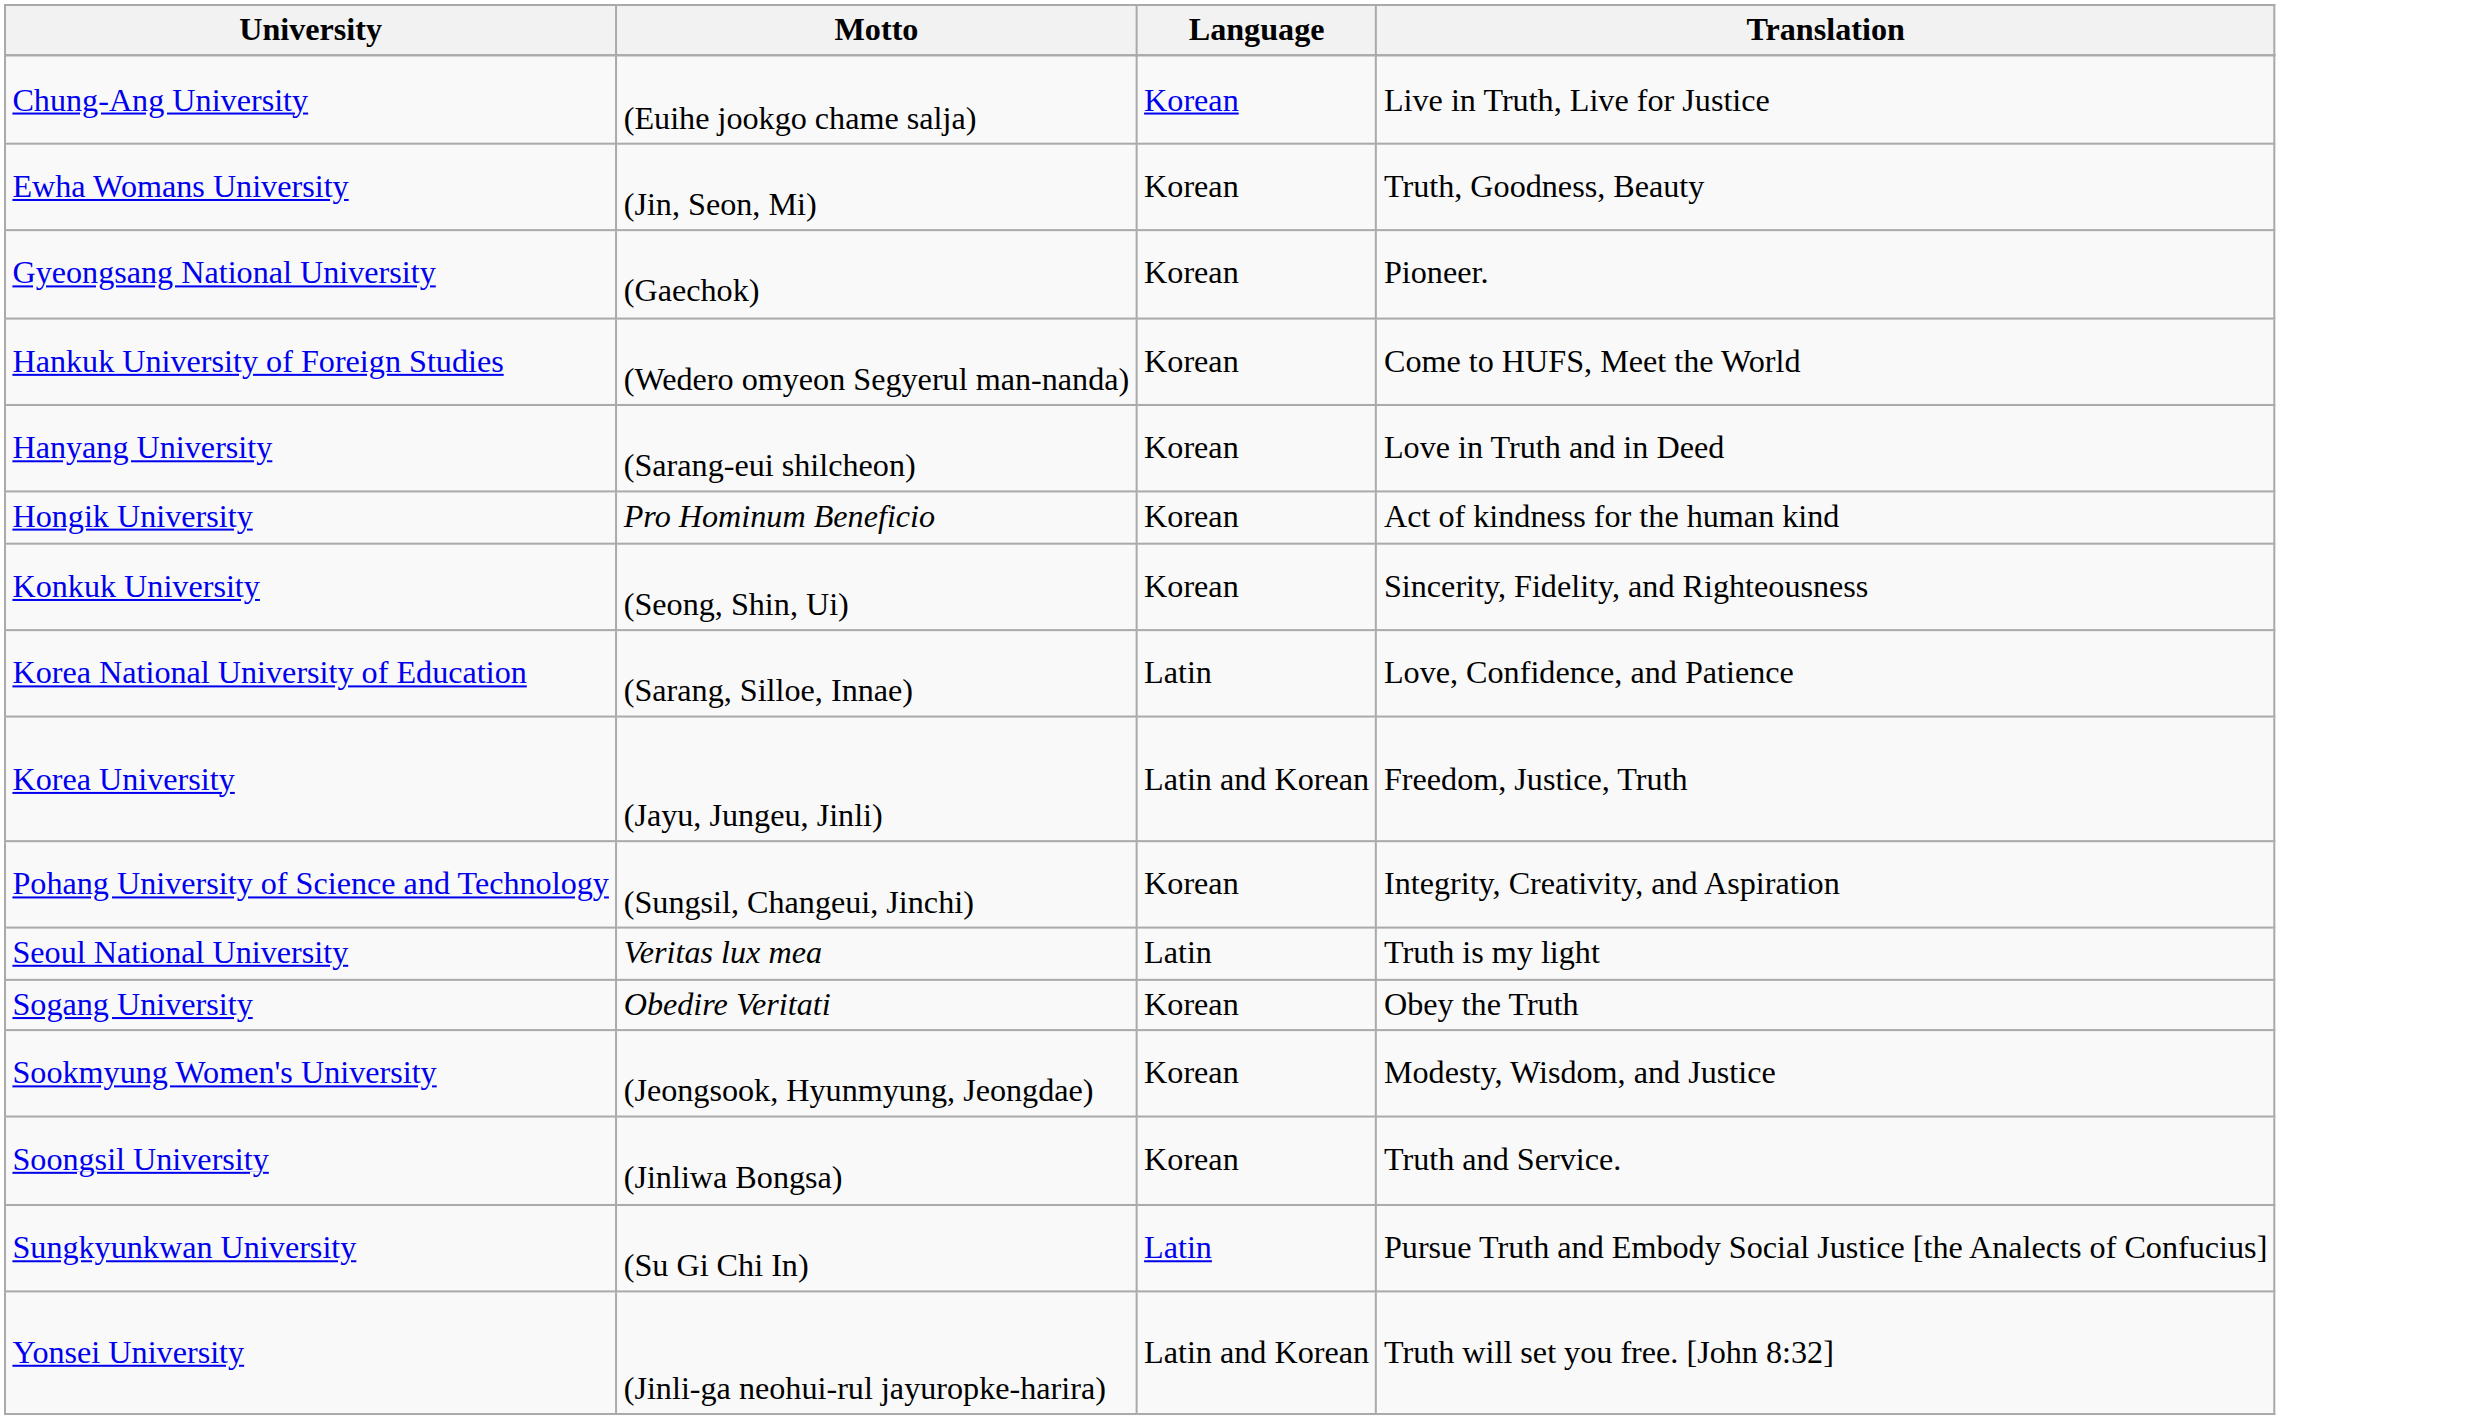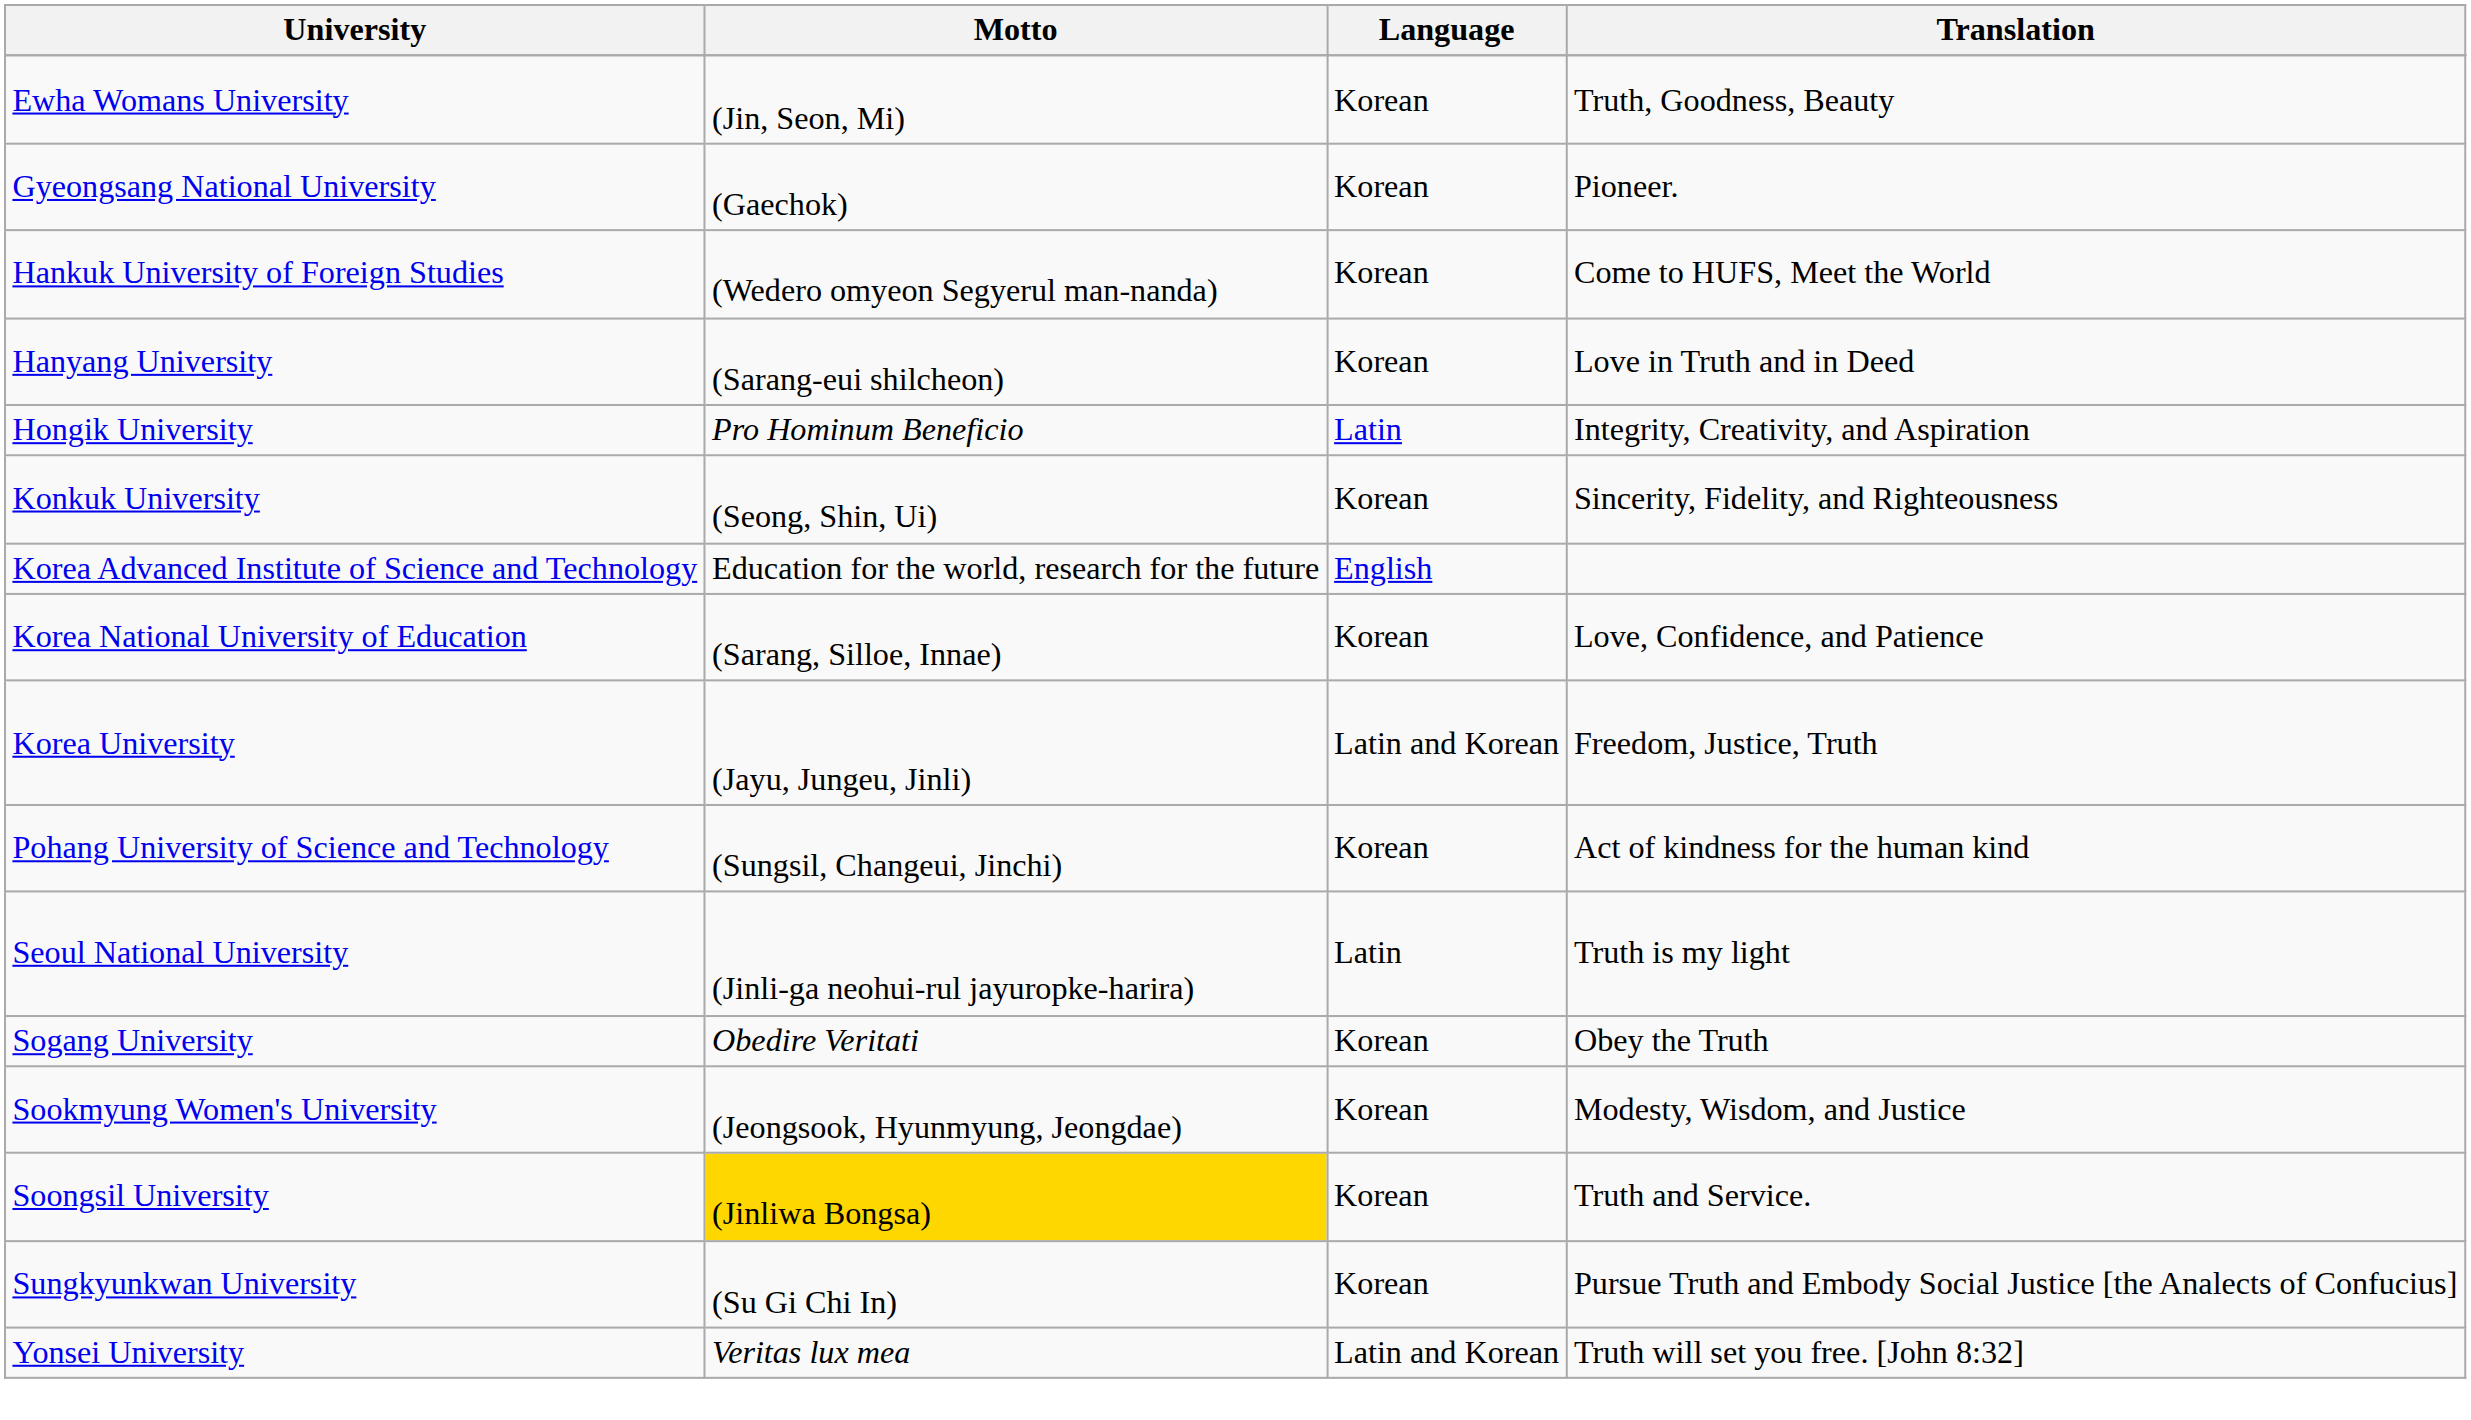- row: (160, 99)
(1191, 516) Korean -> (1368, 429) Latin
(1612, 516) Act of kindness for the human kind -> (1802, 429) Integrity, Creativity, and Aspiration
+ row: (355, 567)
(1178, 673) Latin -> (1381, 637) Korean
(1612, 883) Integrity, Creativity, and Aspiration -> (1802, 847) Act of kindness for the human kind
(723, 952) Veritas lux mea -> (953, 989) (Jinli-ga neohui-rul jayuropke-harira)
(733, 1178) no background -> (821, 1214) gold background
(1178, 1247) Latin -> (1381, 1283) Korean
(865, 1388) (Jinli-ga neohui-rul jayuropke-harira) -> (811, 1352) Veritas lux mea
